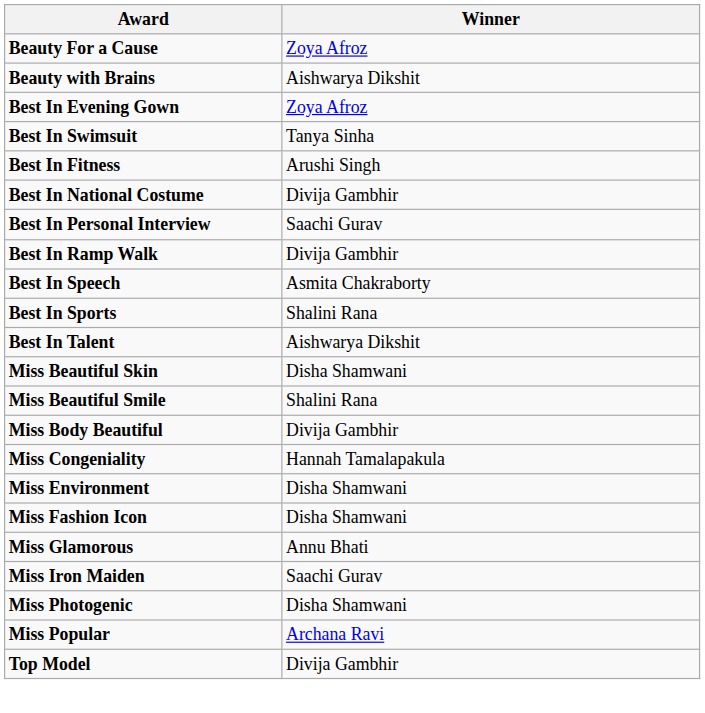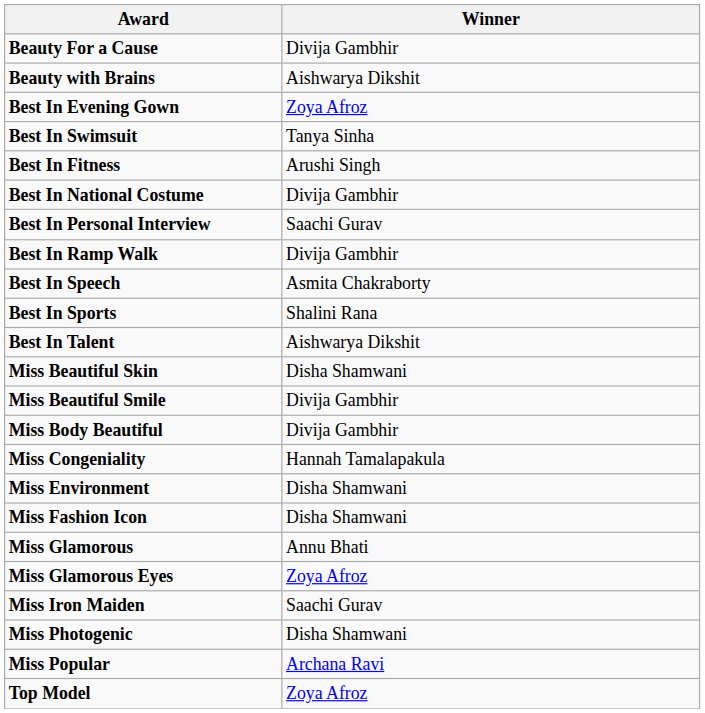(327, 48) Zoya Afroz -> (342, 48) Divija Gambhir
(332, 400) Shalini Rana -> (342, 400) Divija Gambhir
+ row: (91, 576)
(342, 664) Divija Gambhir -> (327, 693) Zoya Afroz
